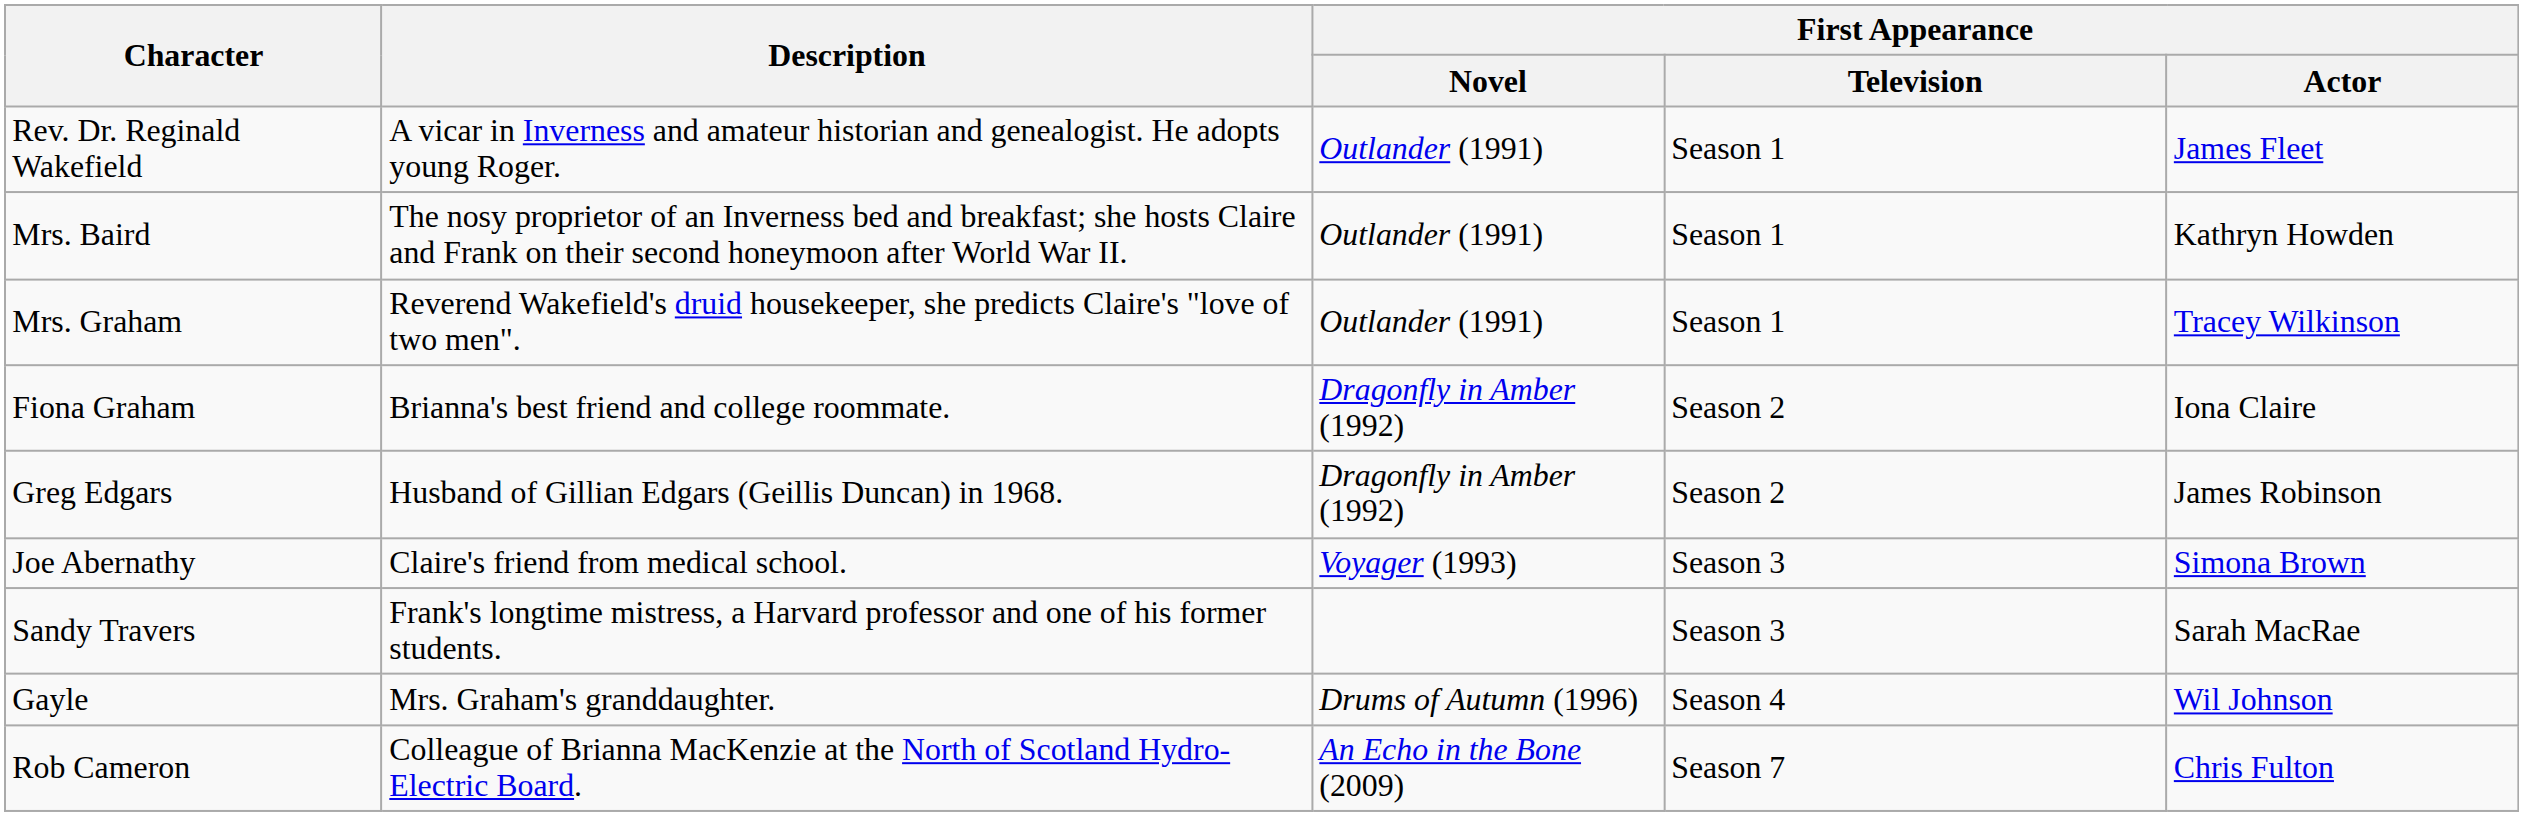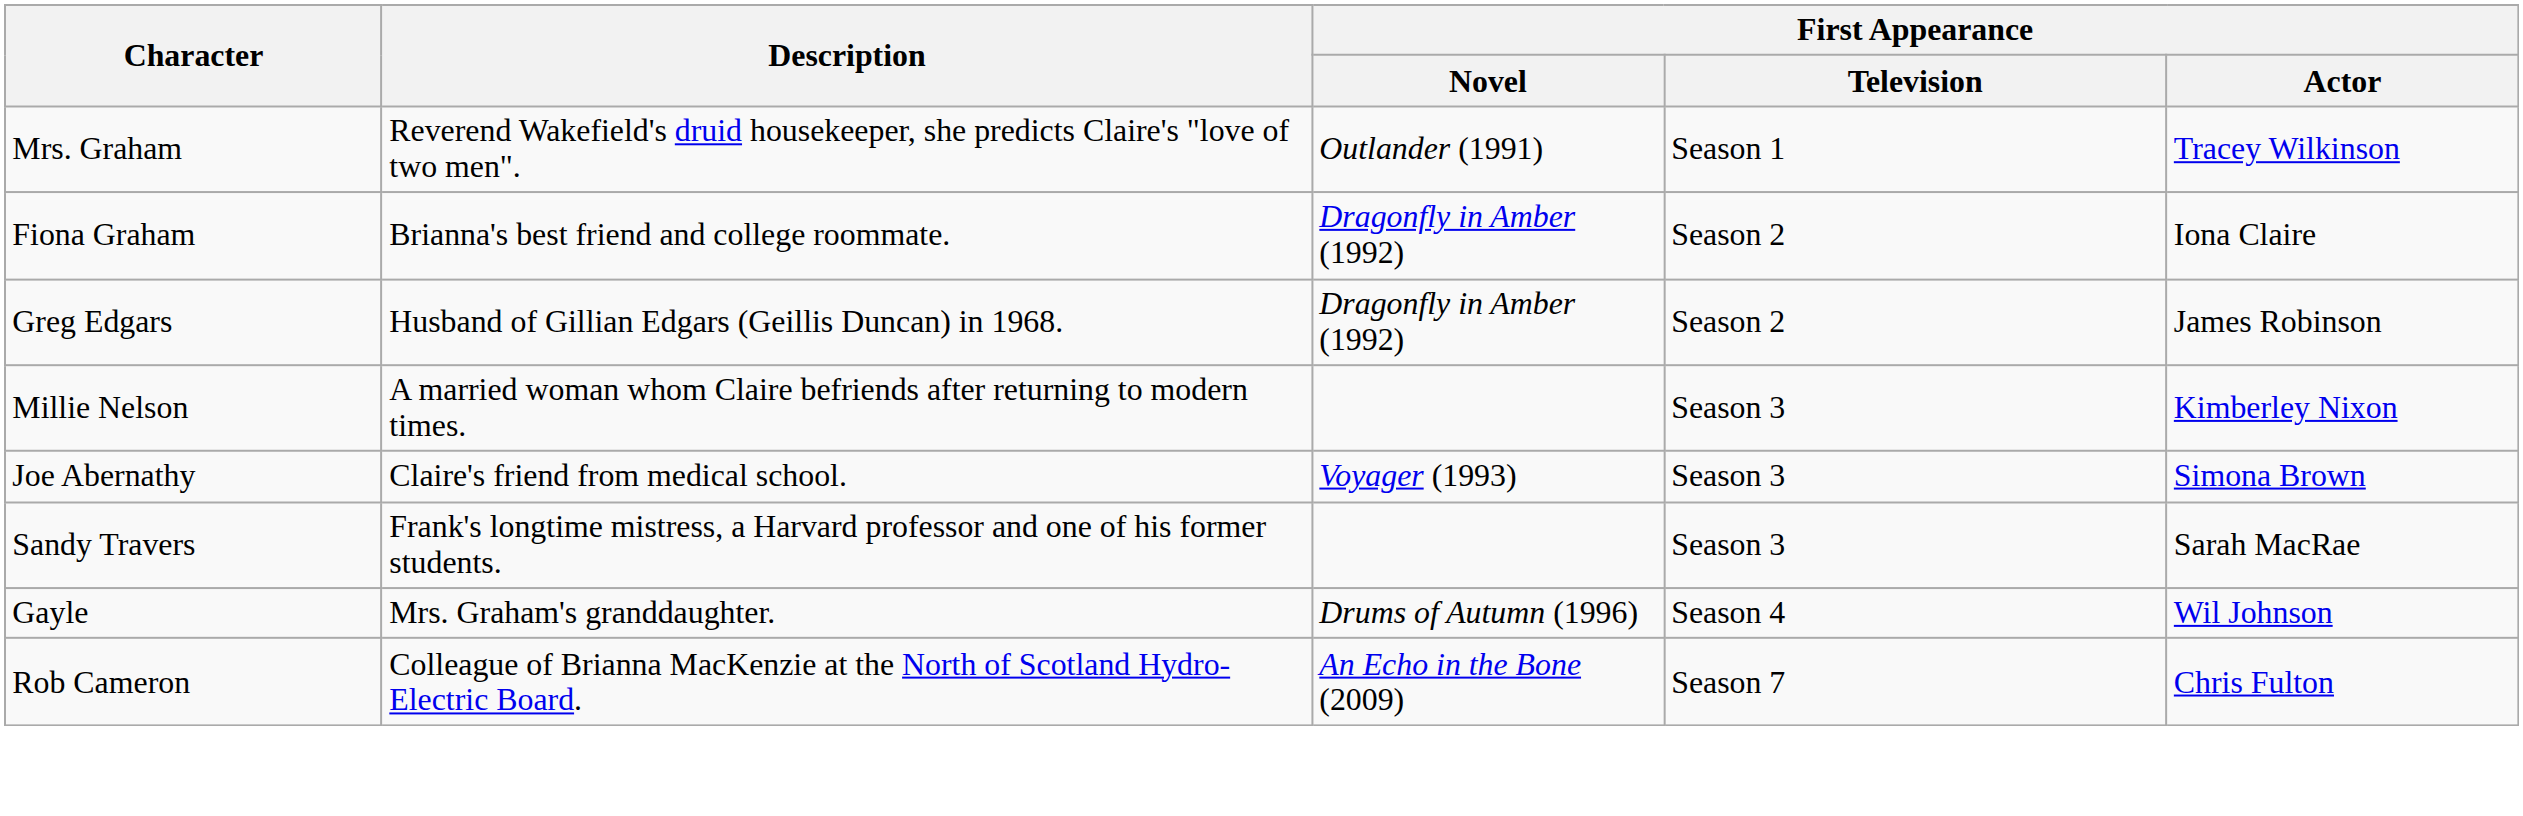- row: (126, 148)
- row: (81, 234)
+ row: (100, 407)
